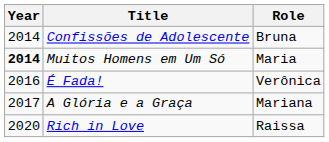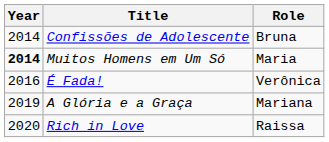(24, 104) 2017 -> (24, 104) 2019
